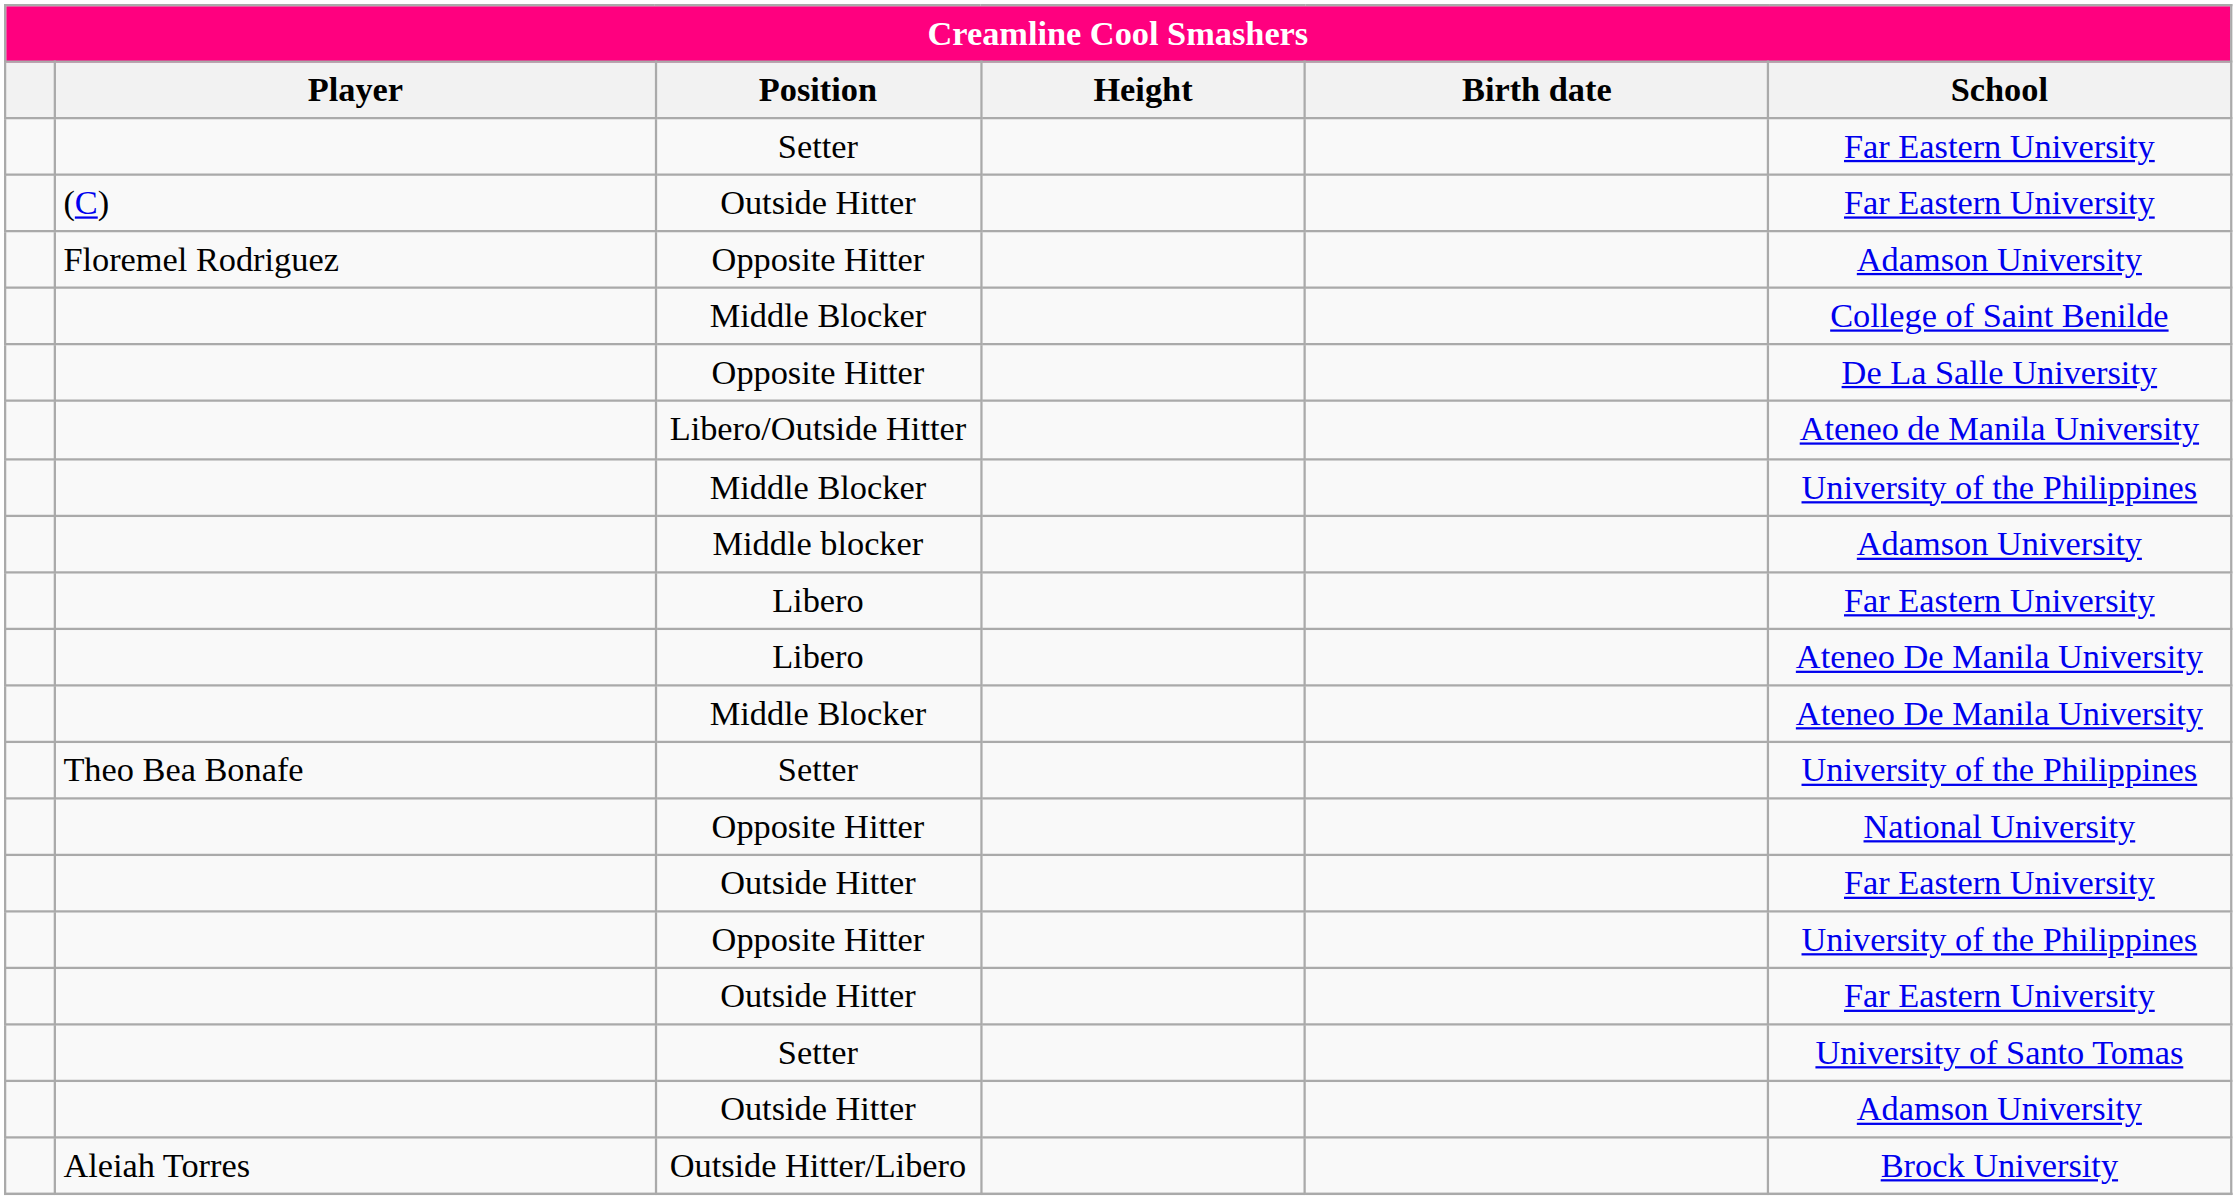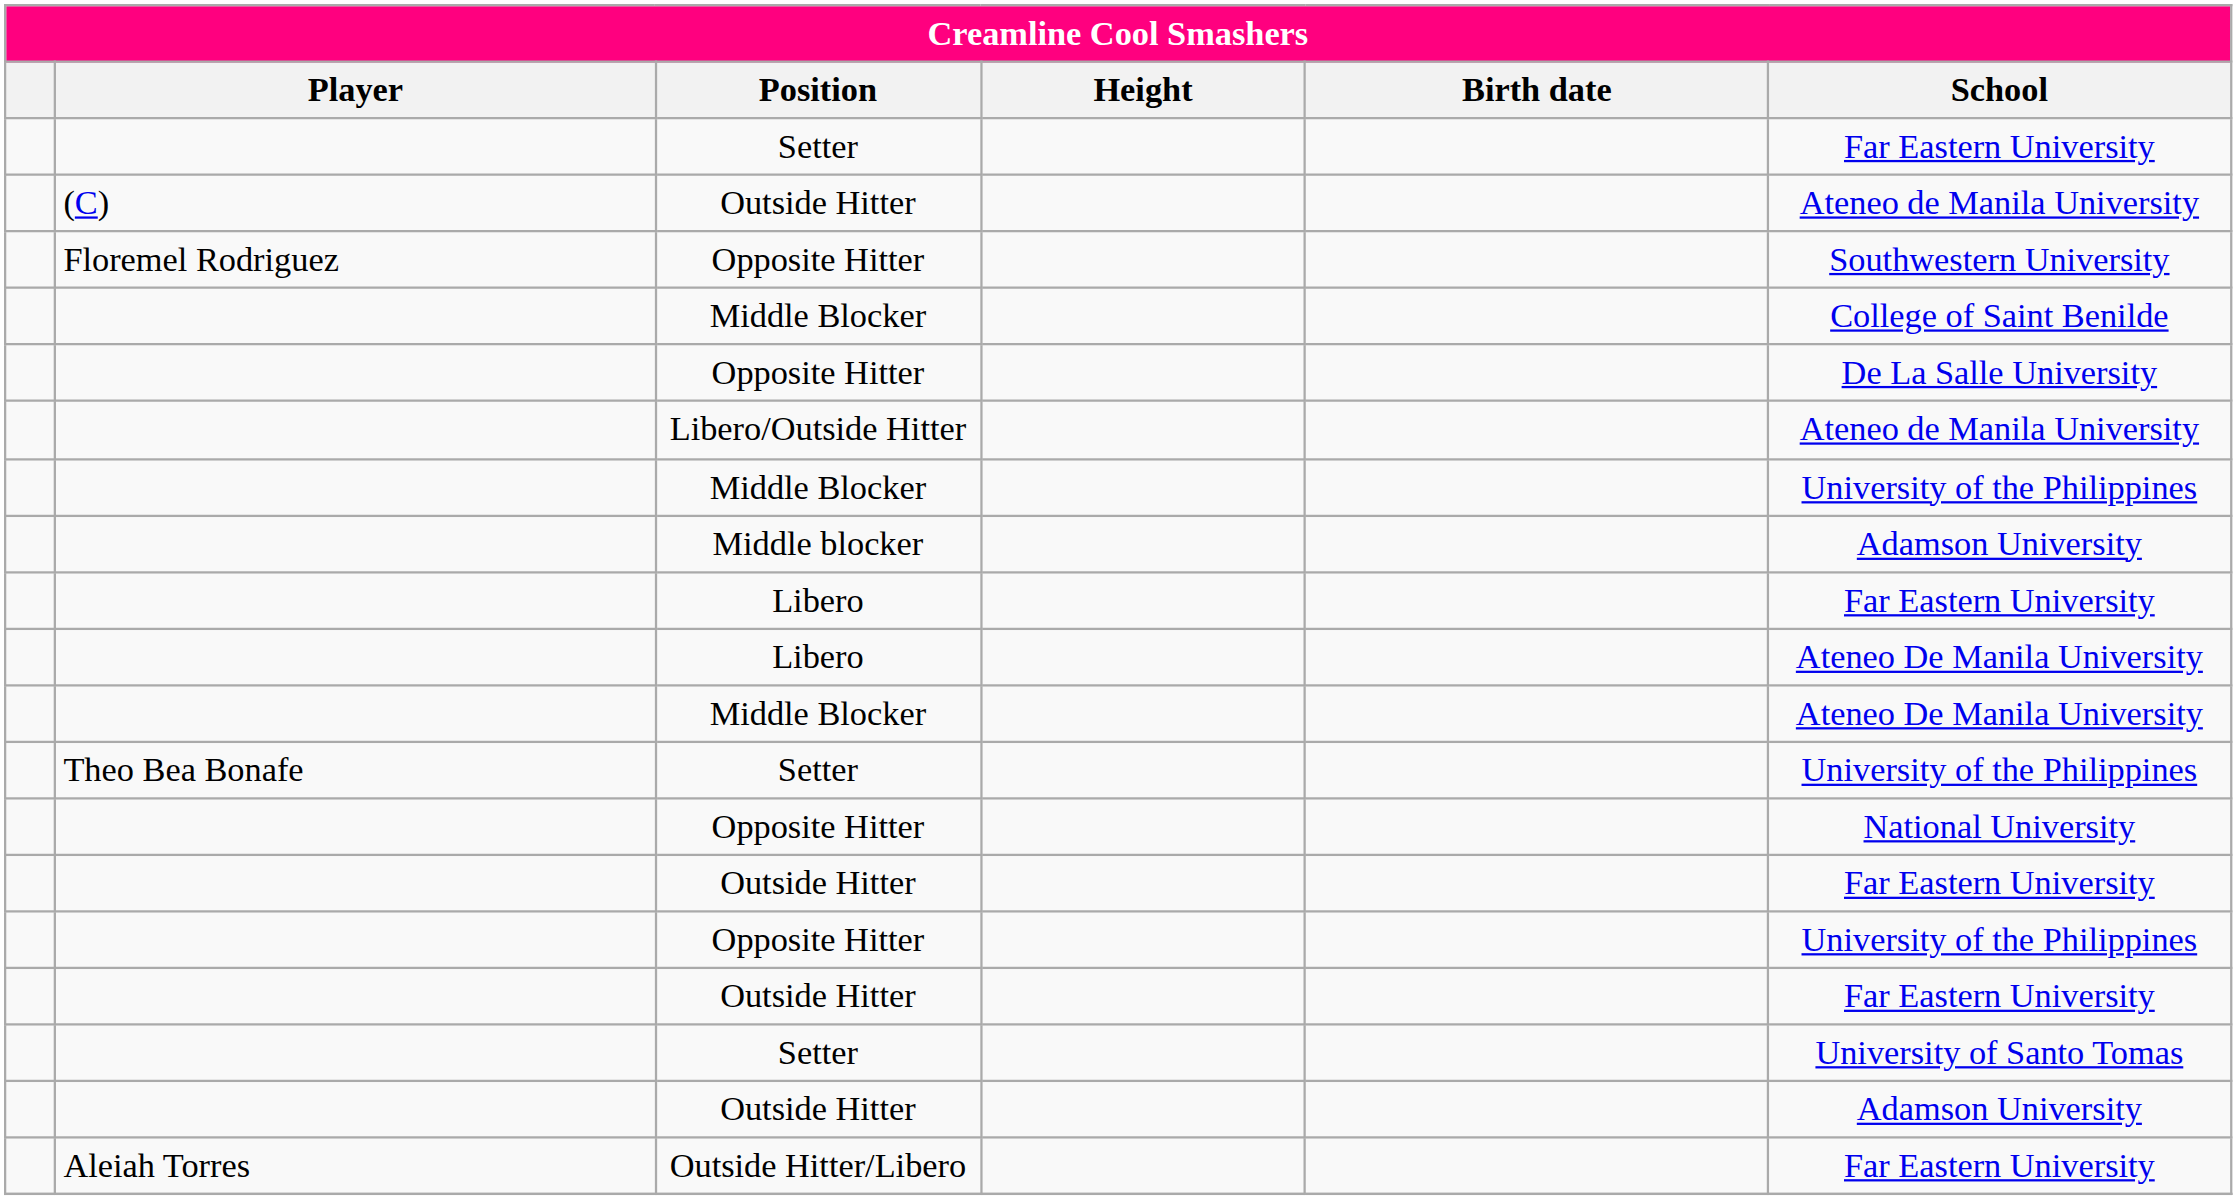(1999, 202) Far Eastern University -> (1999, 202) Ateneo de Manila University
(1999, 259) Adamson University -> (1999, 259) Southwestern University
(1999, 1165) Brock University -> (1999, 1165) Far Eastern University
